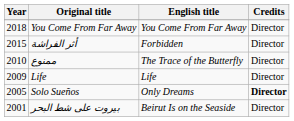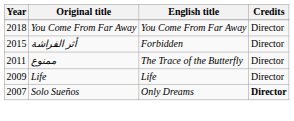(17, 60) 2010 -> (16, 60) 2011
(17, 92) 2005 -> (17, 92) 2007
- row: (75, 108)
